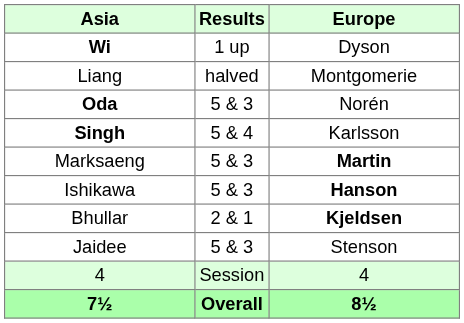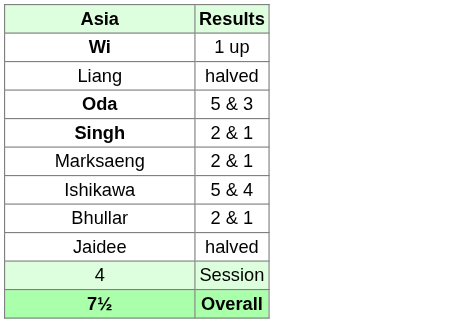- column: (364, 18)
(232, 132) 5 & 4 -> (232, 132) 2 & 1
(232, 161) 5 & 3 -> (232, 161) 2 & 1
(232, 189) 5 & 3 -> (232, 189) 5 & 4
(232, 246) 5 & 3 -> (232, 246) halved
